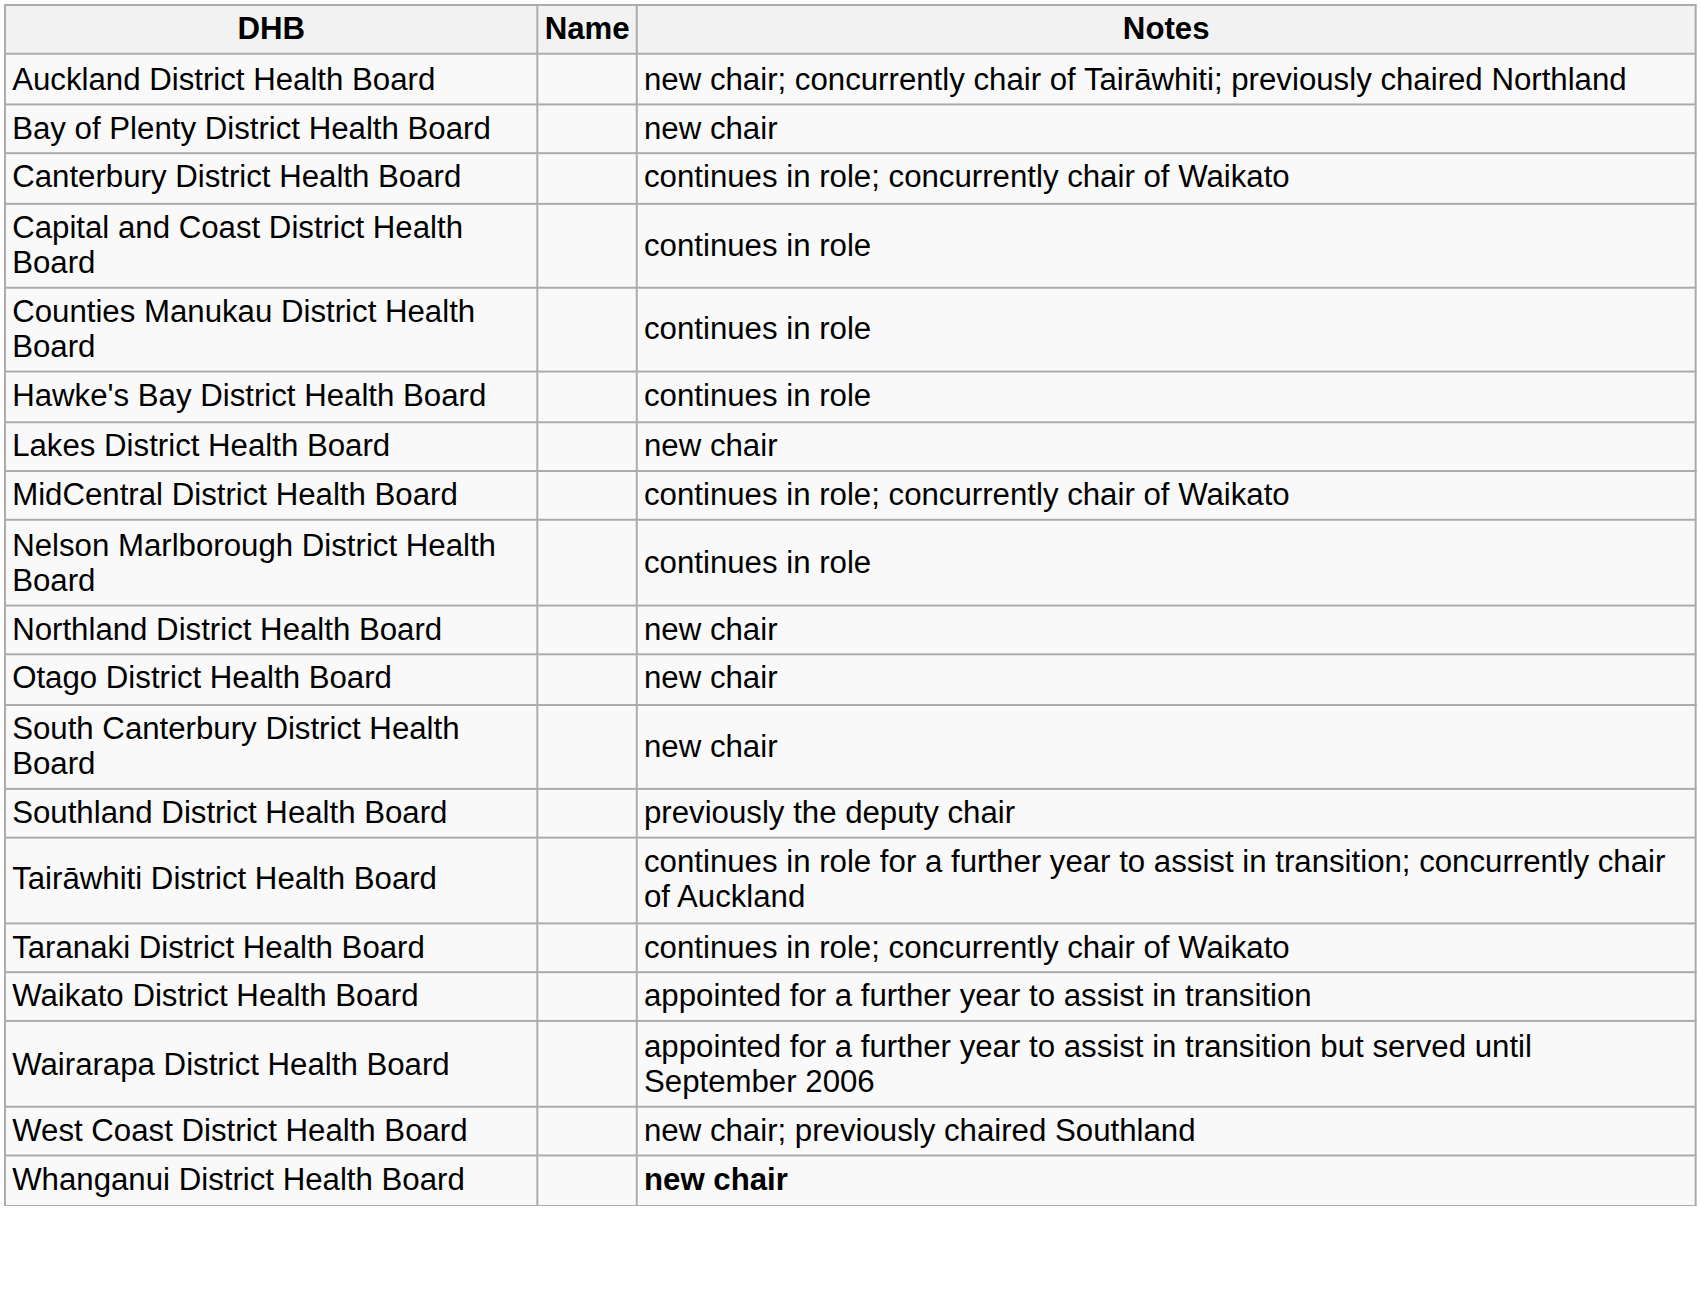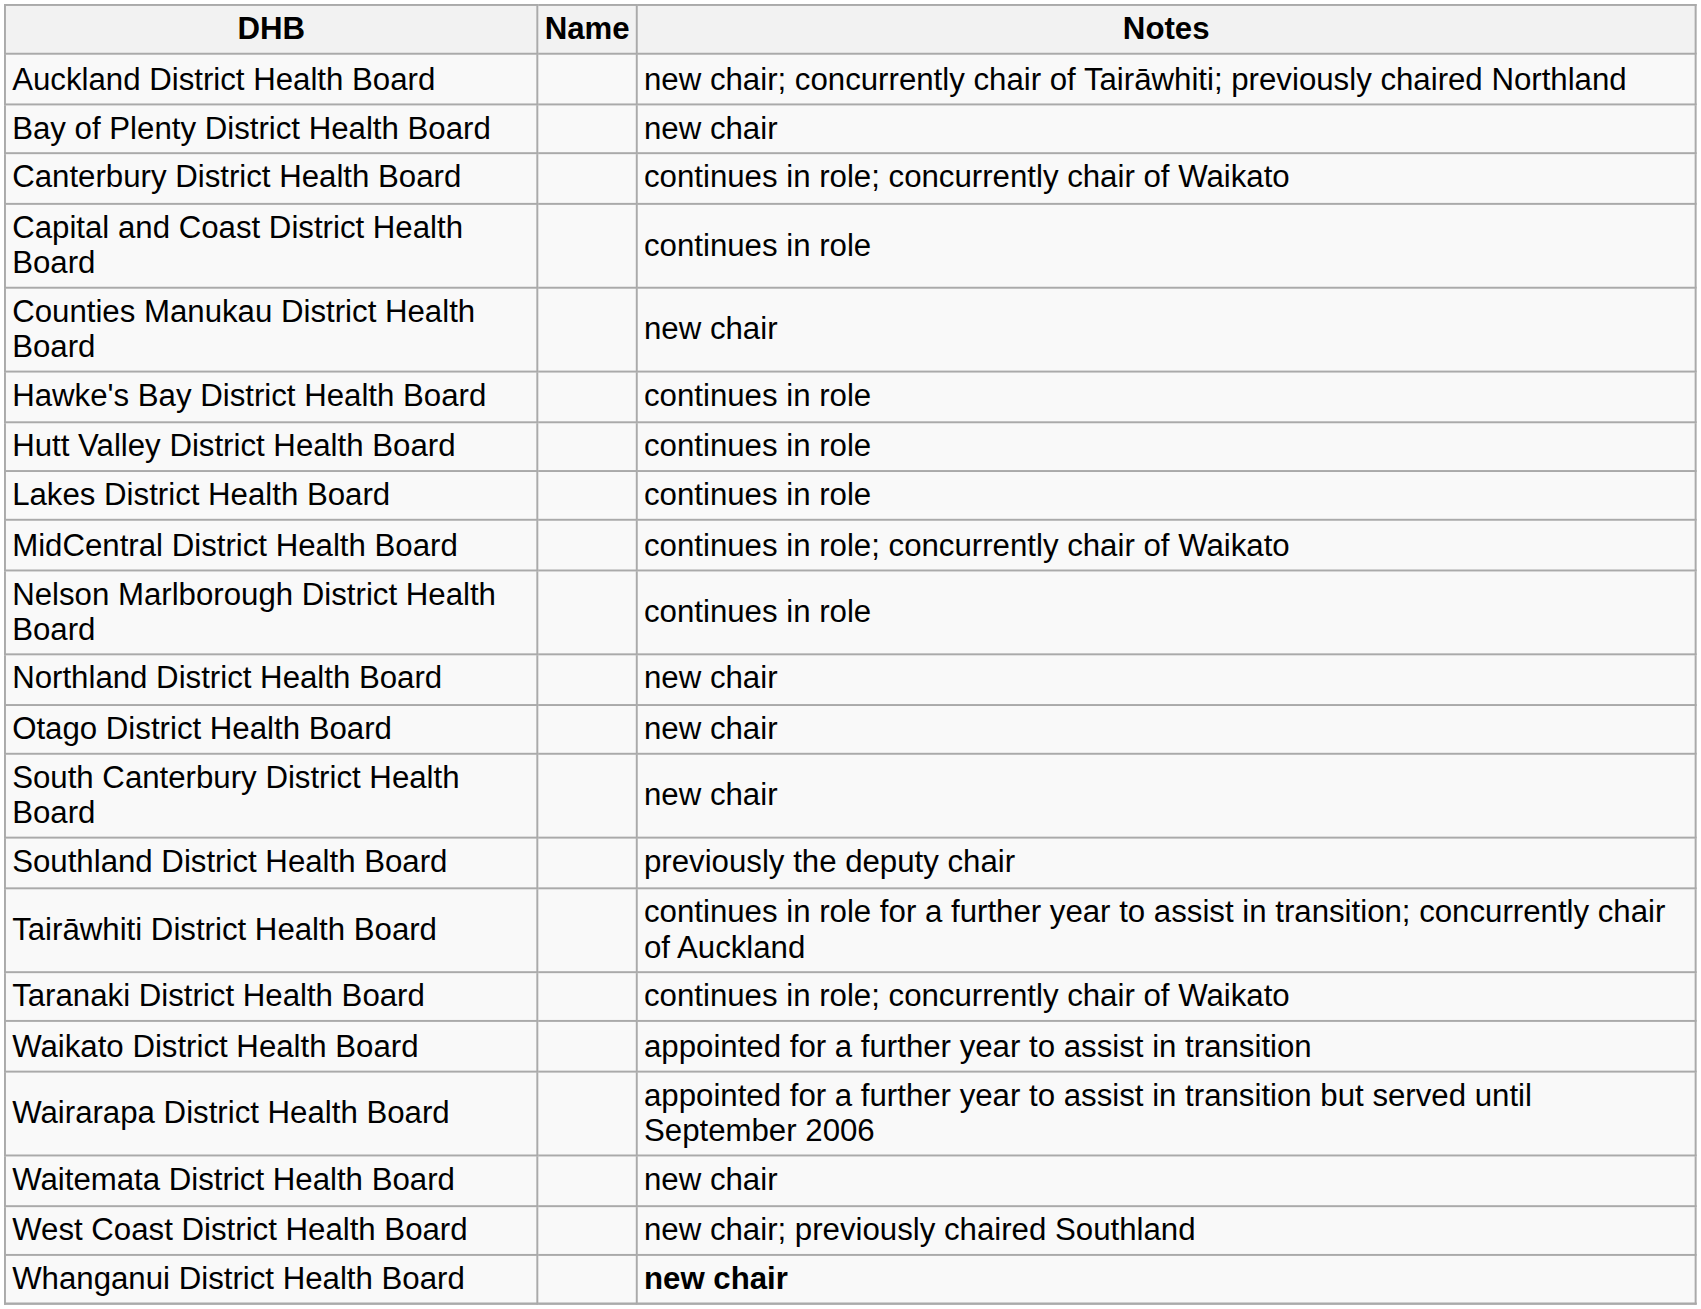(758, 329) continues in role -> (711, 329) new chair
+ row: (234, 445)
(711, 445) new chair -> (758, 495) continues in role
+ row: (234, 1179)
